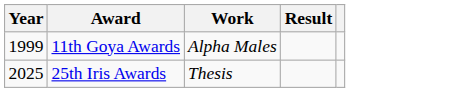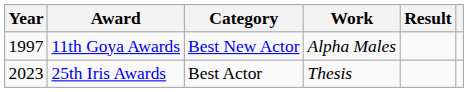+ column: (244, 18)
(26, 45) 1999 -> (26, 45) 1997
(26, 73) 2025 -> (26, 73) 2023
